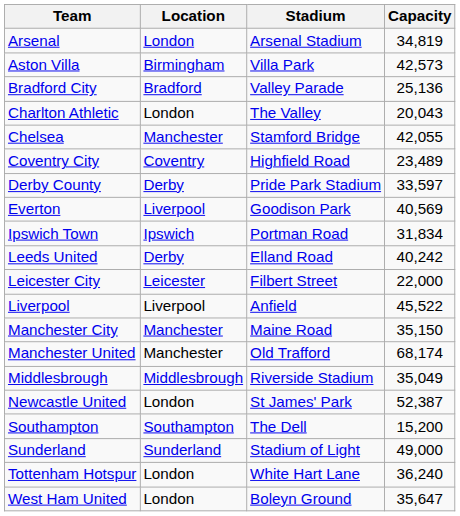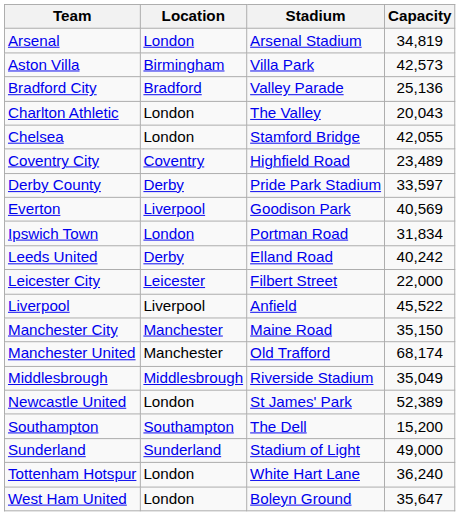(183, 137) Manchester -> (169, 137) London
(169, 233) Ipswich -> (169, 233) London
(420, 402) 52,387 -> (420, 402) 52,389
